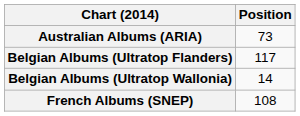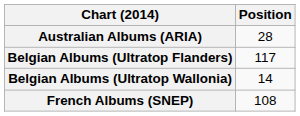(265, 36) 73 -> (265, 36) 28
